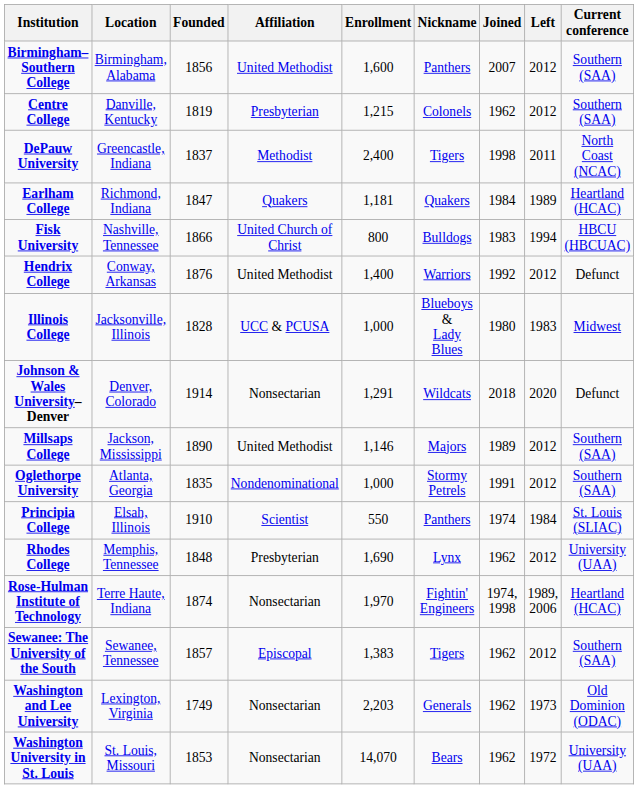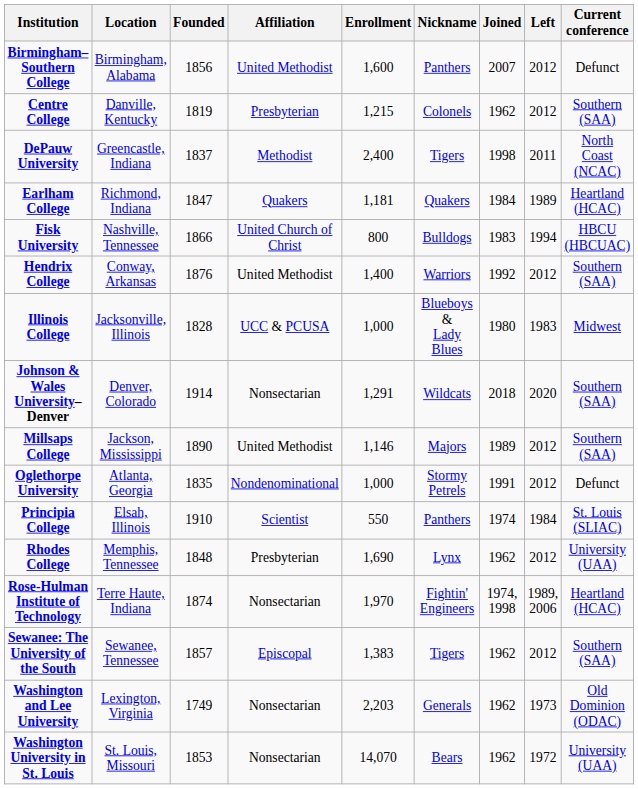(597, 67) Southern (SAA) -> (597, 67) Defunct
(597, 274) Defunct -> (597, 274) Southern (SAA)
(597, 394) Defunct -> (597, 394) Southern (SAA)
(597, 483) Southern (SAA) -> (597, 483) Defunct
